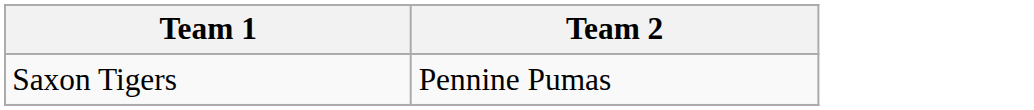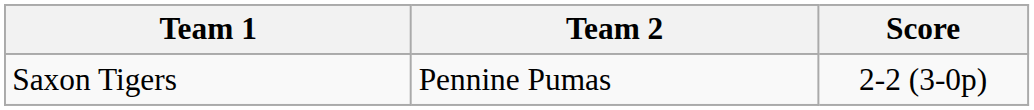+ column: (923, 29)
